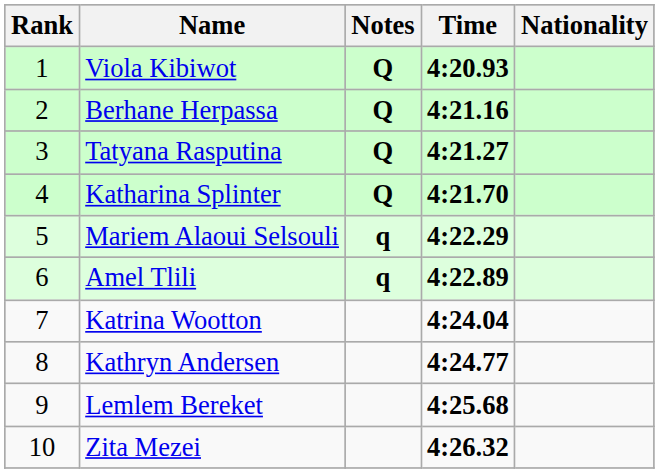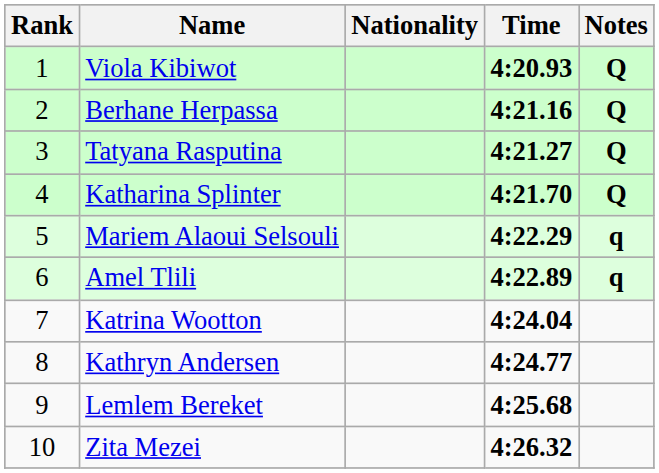columns swapped: (584, 25) <-> (383, 25)
